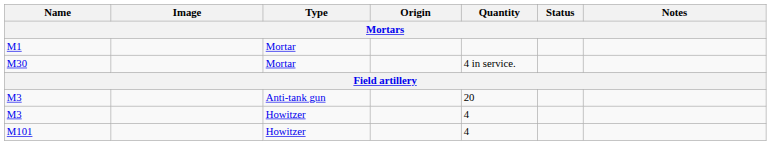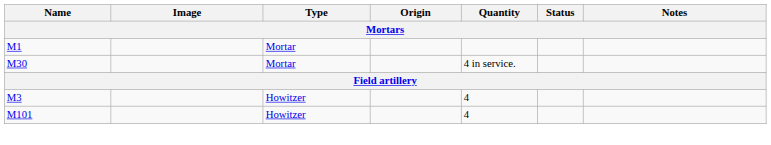- row: (14, 98)
